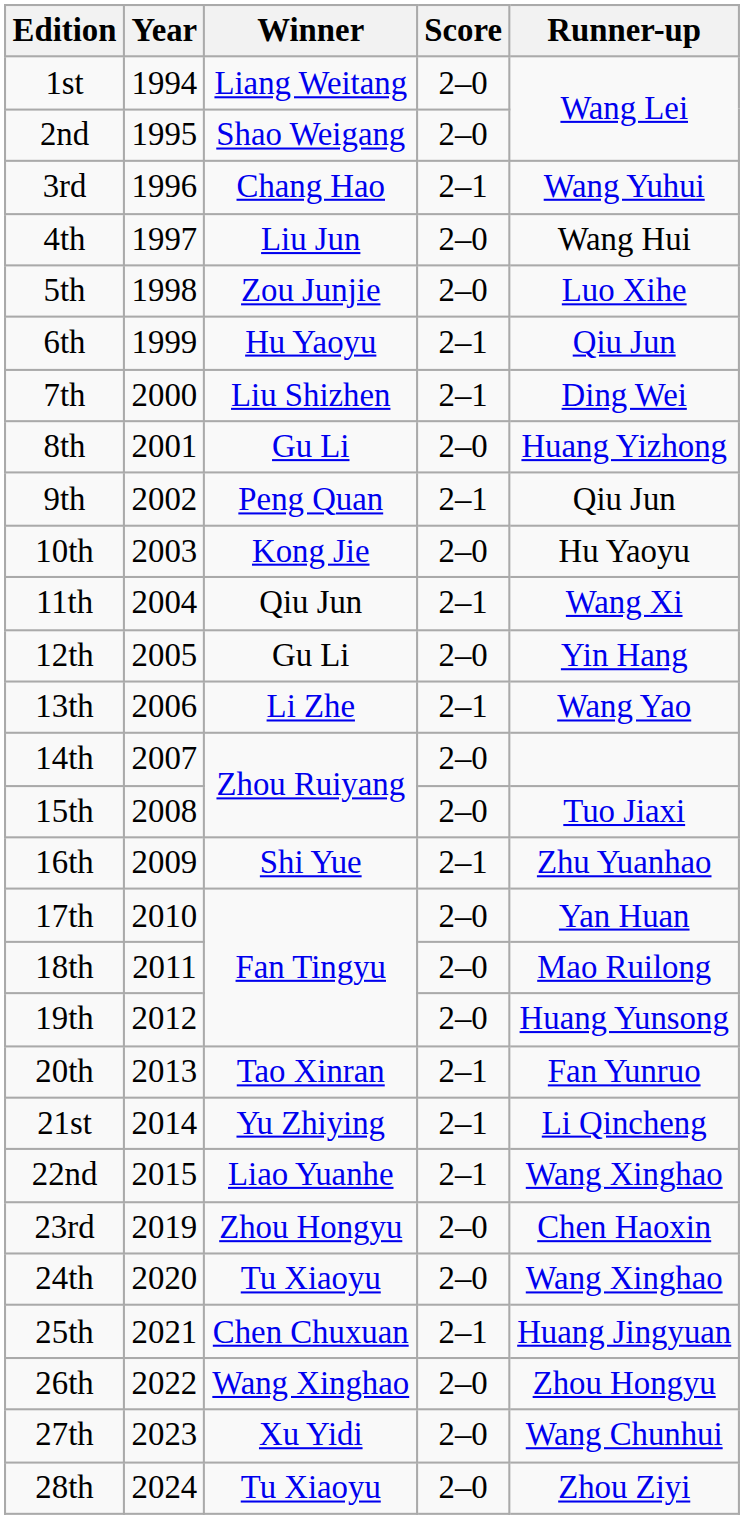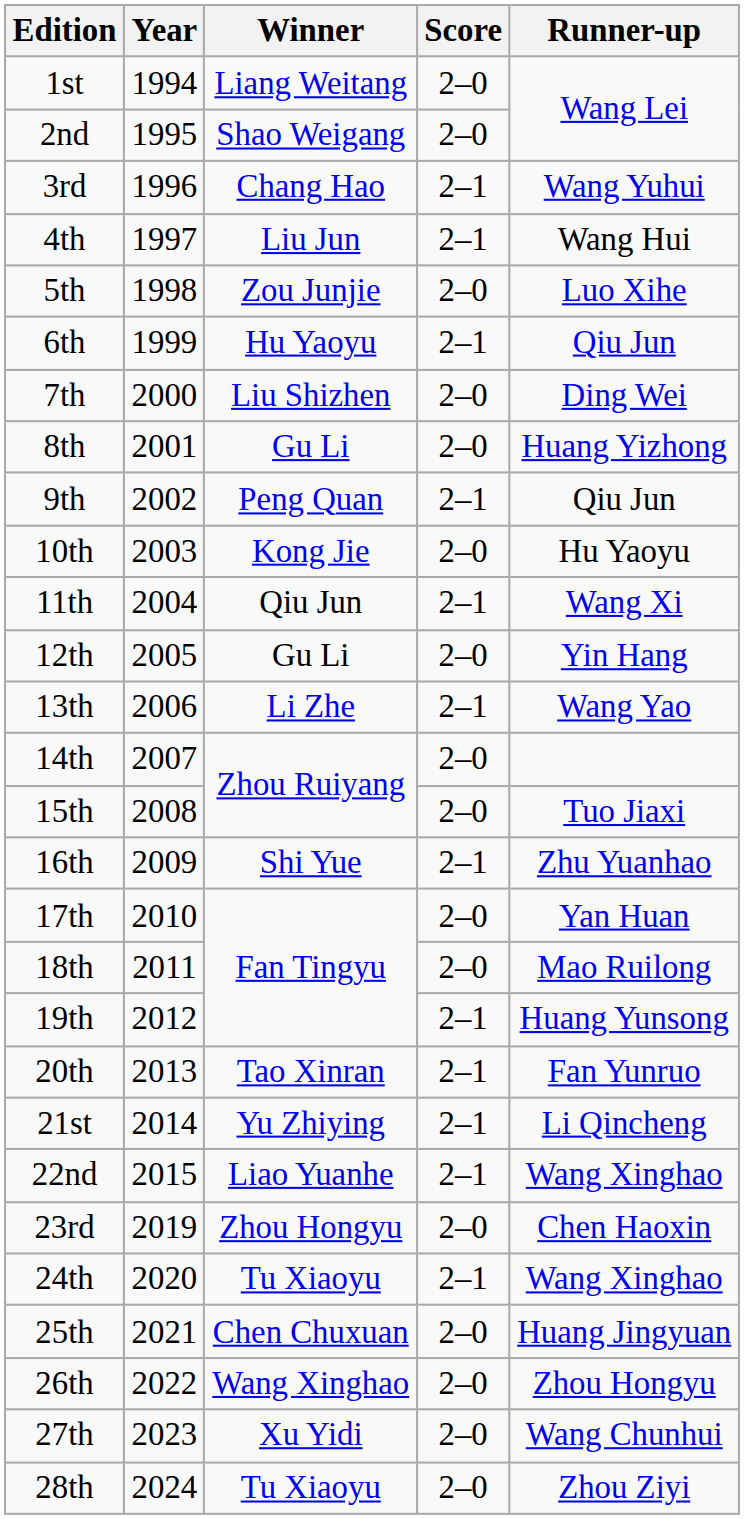(463, 238) 2–0 -> (463, 238) 2–1
(463, 394) 2–1 -> (463, 394) 2–0
(463, 1018) 2–0 -> (463, 1018) 2–1
(463, 1278) 2–0 -> (463, 1278) 2–1
(463, 1330) 2–1 -> (463, 1330) 2–0
